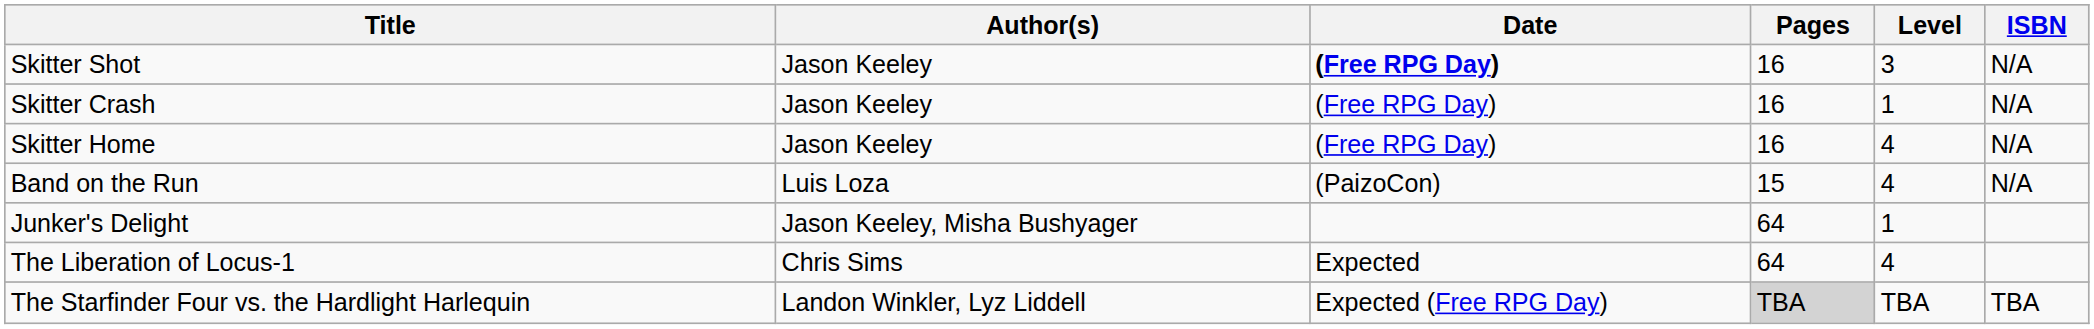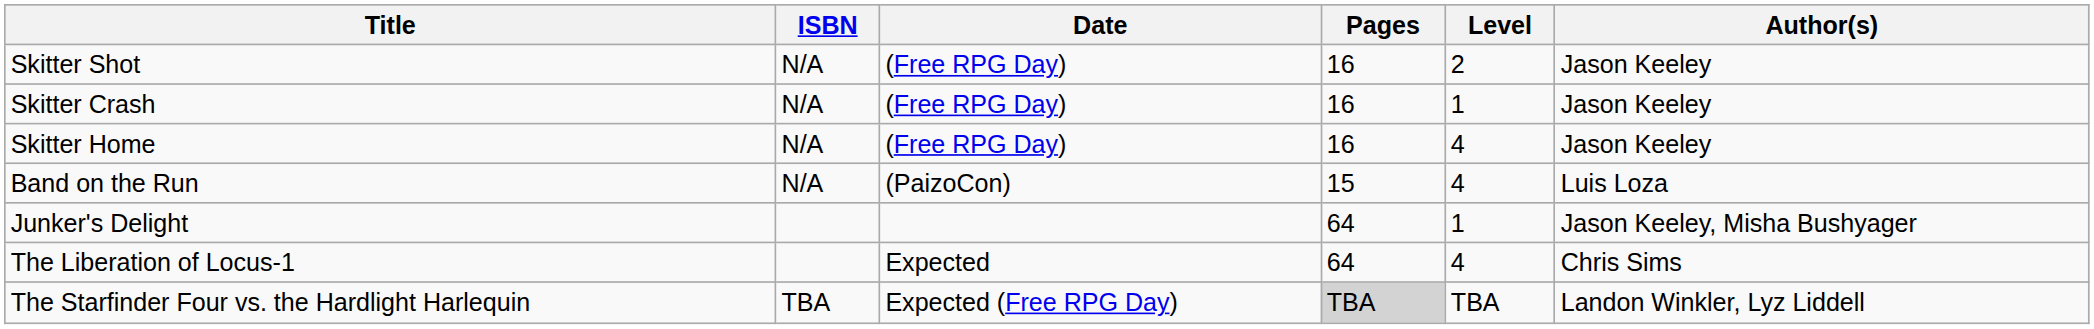columns swapped: (1043, 25) <-> (2037, 25)
(1407, 65) bold -> (976, 65) normal
(1888, 65) 3 -> (1458, 65) 2
